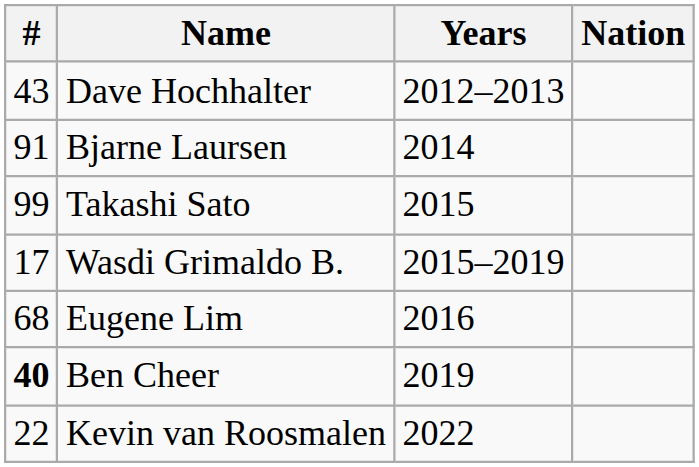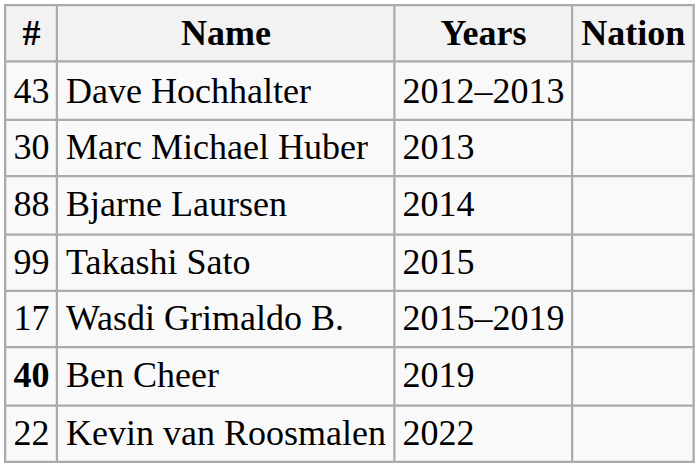+ row: (217, 147)
(31, 147) 91 -> (31, 204) 88
- row: (154, 318)
